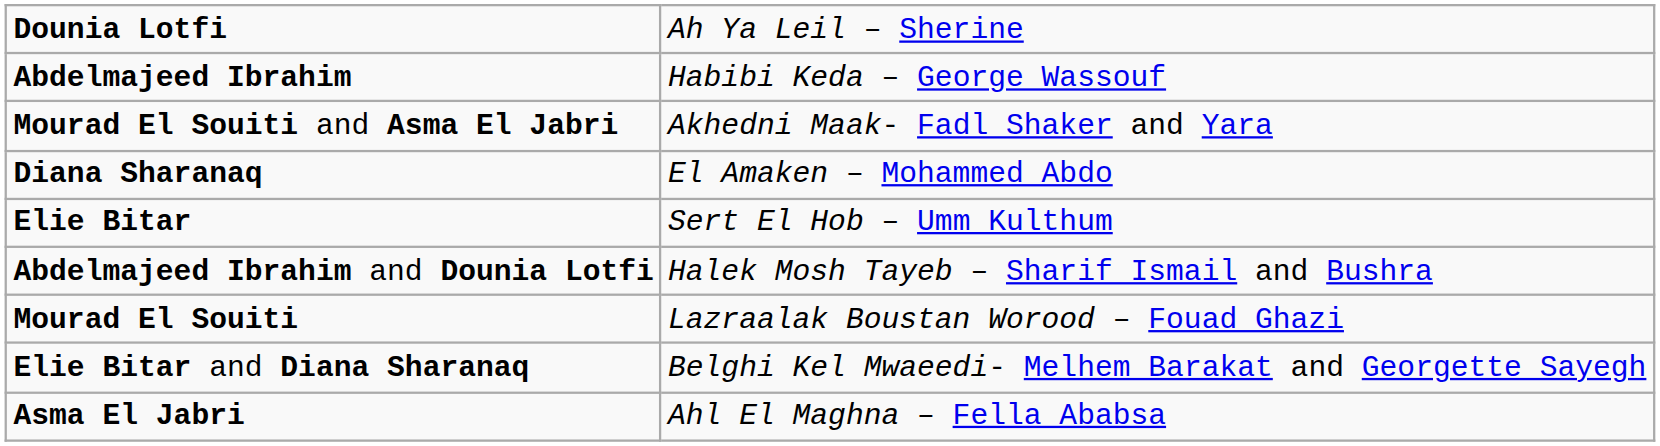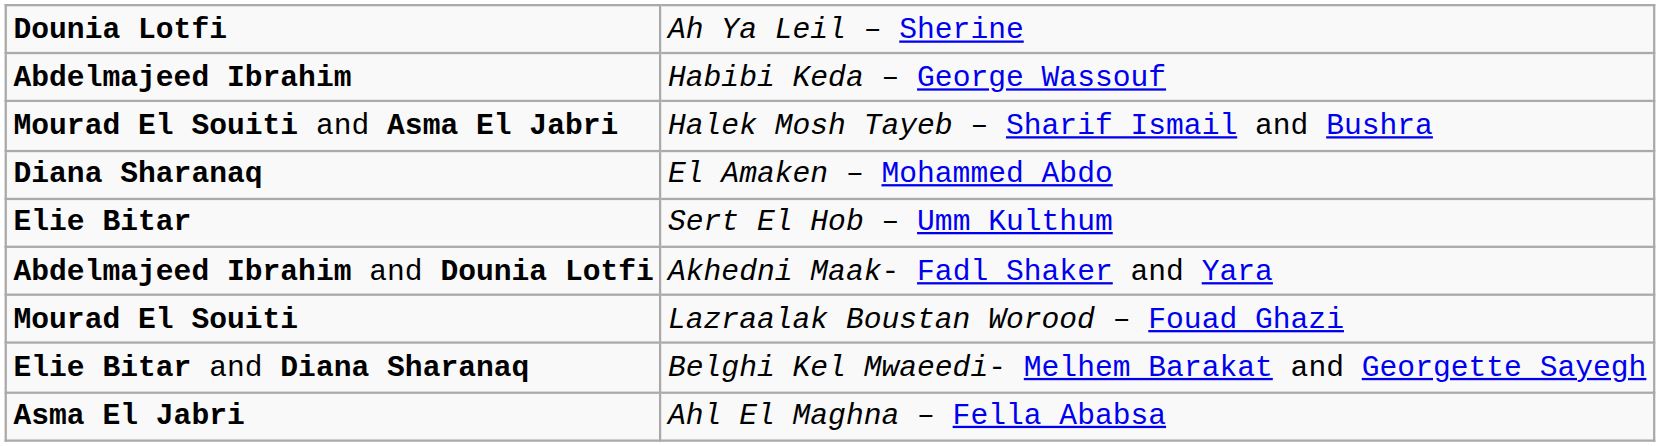(970, 126) Akhedni Maak- Fadl Shaker and Yara -> (1050, 126) Halek Mosh Tayeb – Sharif Ismail and Bushra
(1050, 271) Halek Mosh Tayeb – Sharif Ismail and Bushra -> (970, 271) Akhedni Maak- Fadl Shaker and Yara
